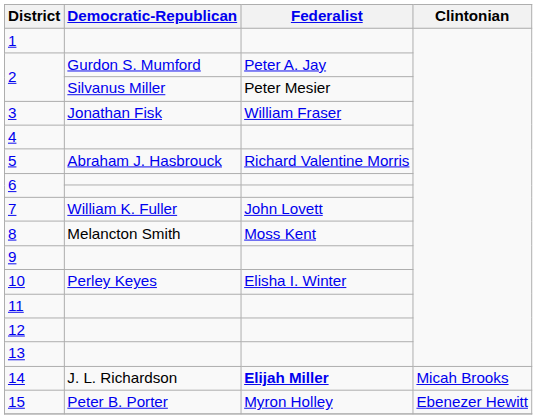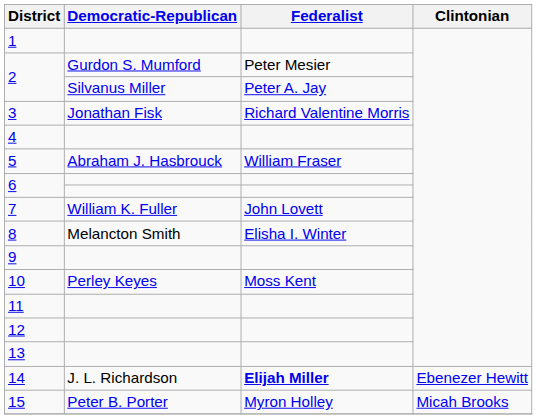(285, 64) Peter A. Jay -> (287, 64) Peter Mesier
(287, 88) Peter Mesier -> (285, 88) Peter A. Jay
(293, 112) William Fraser -> (327, 112) Richard Valentine Morris
(327, 161) Richard Valentine Morris -> (293, 161) William Fraser
(280, 233) Moss Kent -> (295, 233) Elisha I. Winter
(295, 281) Elisha I. Winter -> (280, 281) Moss Kent
(462, 378) Micah Brooks -> (472, 378) Ebenezer Hewitt
(472, 402) Ebenezer Hewitt -> (462, 402) Micah Brooks
